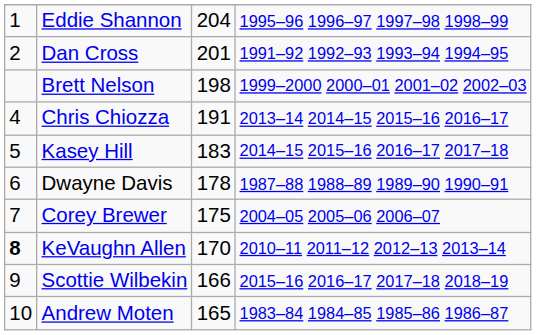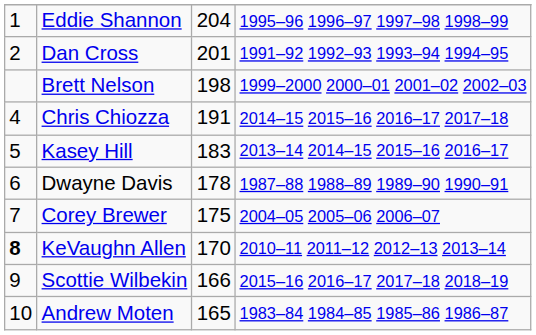(374, 118) 2013–14 2014–15 2015–16 2016–17 -> (374, 118) 2014–15 2015–16 2016–17 2017–18
(374, 151) 2014–15 2015–16 2016–17 2017–18 -> (374, 151) 2013–14 2014–15 2015–16 2016–17
